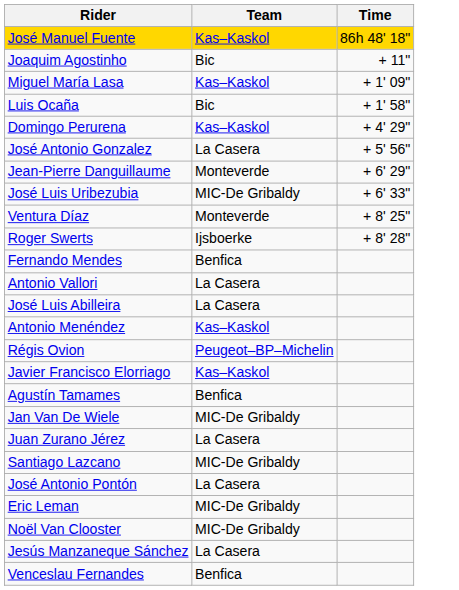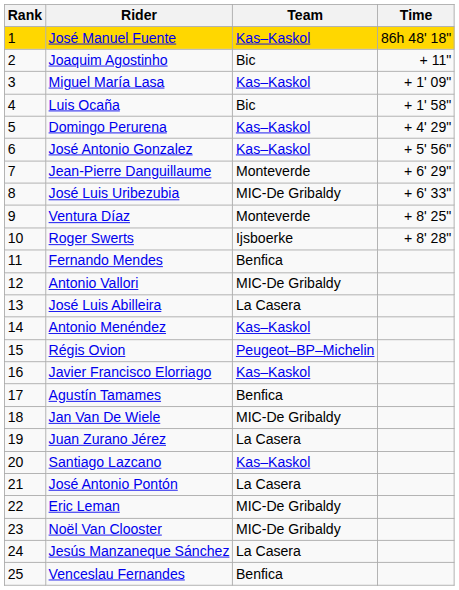+ column: (25, 15)
(227, 149) La Casera -> (273, 149) Kas–Kaskol
(227, 283) La Casera -> (288, 283) MIC-De Gribaldy
(247, 462) MIC-De Gribaldy -> (273, 462) Kas–Kaskol
